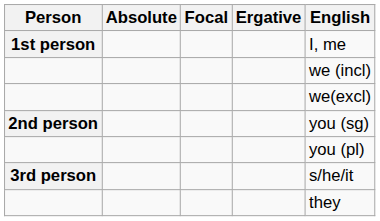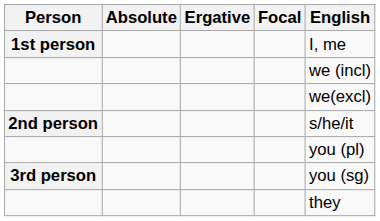columns swapped: (269, 17) <-> (206, 17)
(339, 123) you (sg) -> (331, 123) s/he/it
(331, 176) s/he/it -> (339, 176) you (sg)
